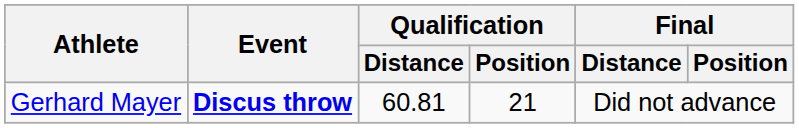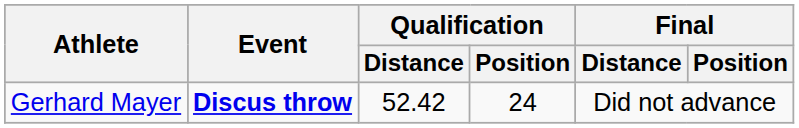(414, 103) 60.81 -> (414, 103) 52.42
(523, 103) 21 -> (523, 103) 24
